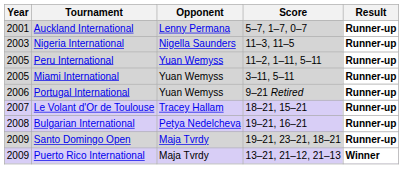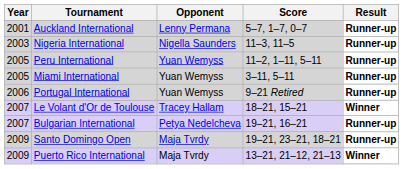(371, 108) Runner-up -> (363, 108) Winner
(18, 124) 2008 -> (18, 124) 2007
